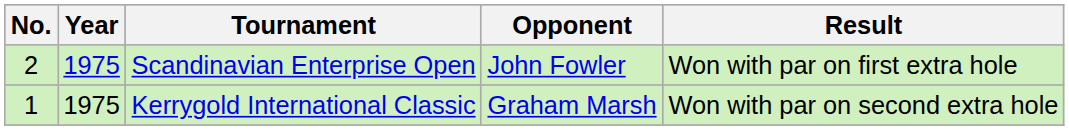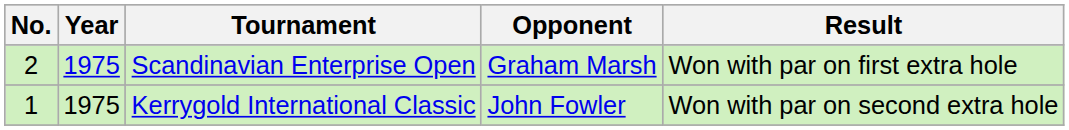(557, 65) John Fowler -> (572, 65) Graham Marsh
(572, 105) Graham Marsh -> (557, 105) John Fowler
